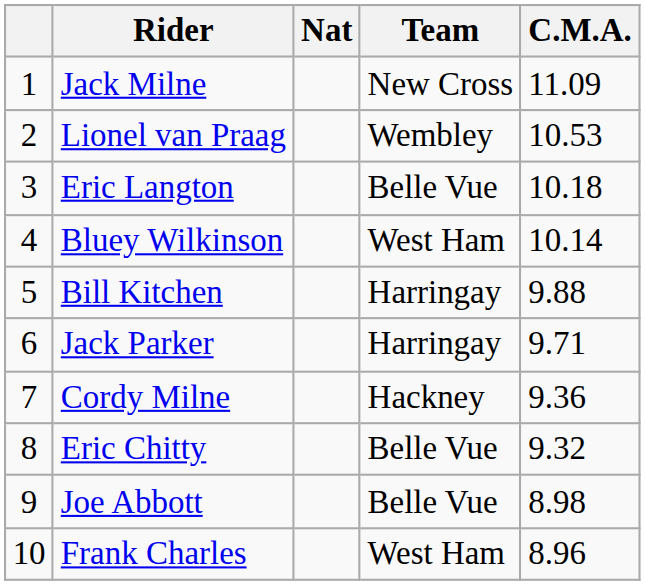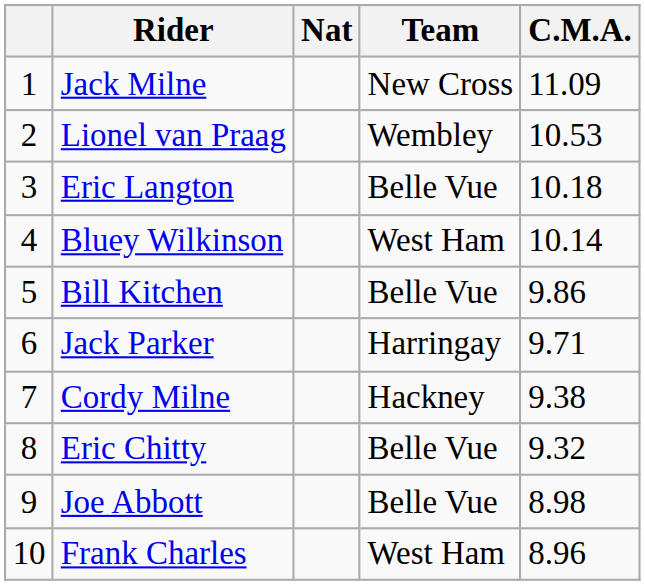(434, 291) Harringay -> (433, 291) Belle Vue
(557, 291) 9.88 -> (557, 291) 9.86
(557, 396) 9.36 -> (557, 396) 9.38
